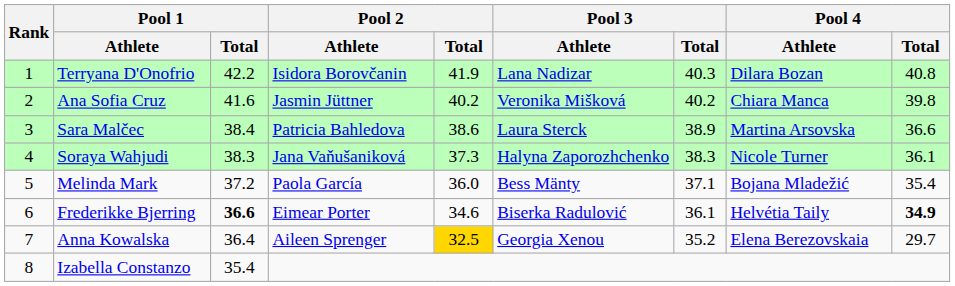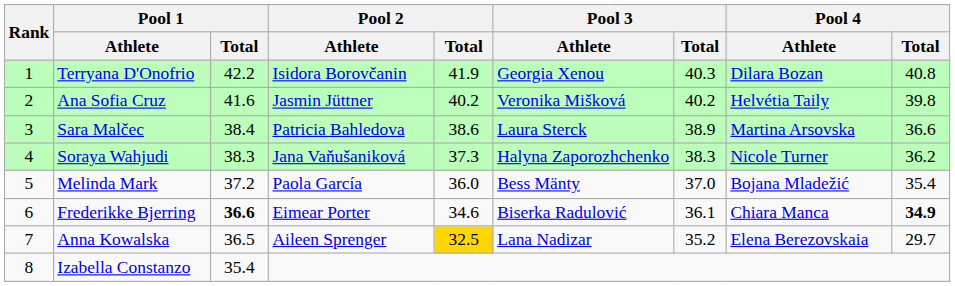(544, 73) Lana Nadizar -> (551, 73) Georgia Xenou
(780, 101) Chiara Manca -> (780, 101) Helvétia Taily
(920, 156) 36.1 -> (920, 156) 36.2
(700, 184) 37.1 -> (700, 184) 37.0
(780, 211) Helvétia Taily -> (780, 211) Chiara Manca
(239, 239) 36.4 -> (239, 239) 36.5
(551, 239) Georgia Xenou -> (544, 239) Lana Nadizar
